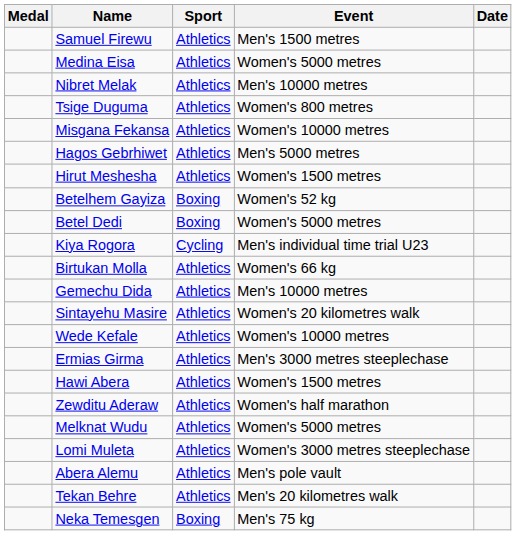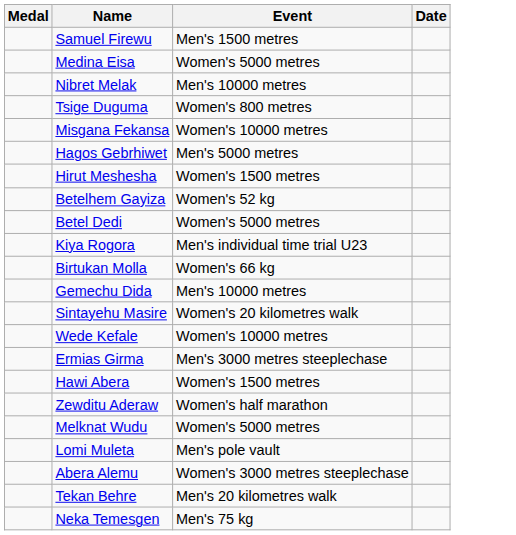- column: (203, 16)
(354, 450) Women's 3000 metres steeplechase -> (228, 450) Men's pole vault
(289, 473) Men's pole vault -> (292, 473) Women's 3000 metres steeplechase
